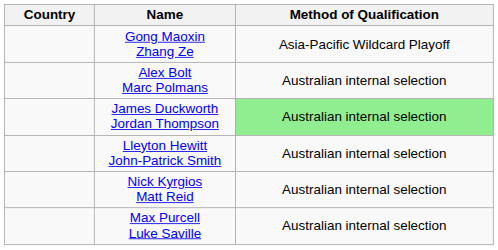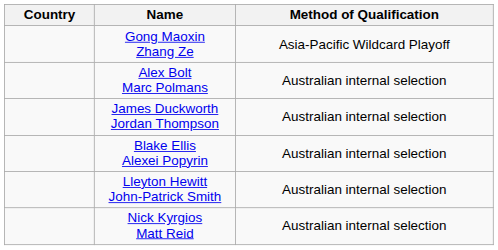(364, 116) lightgreen background -> (364, 116) no background
+ row: (165, 153)
- row: (165, 226)
